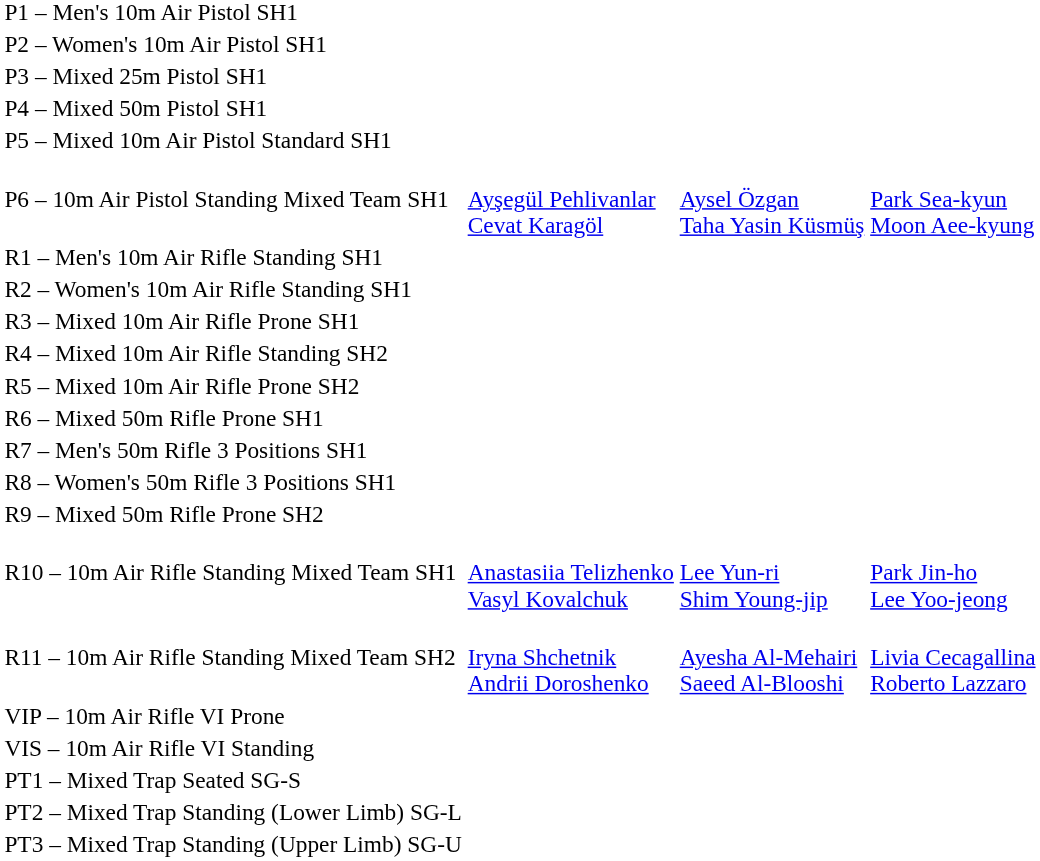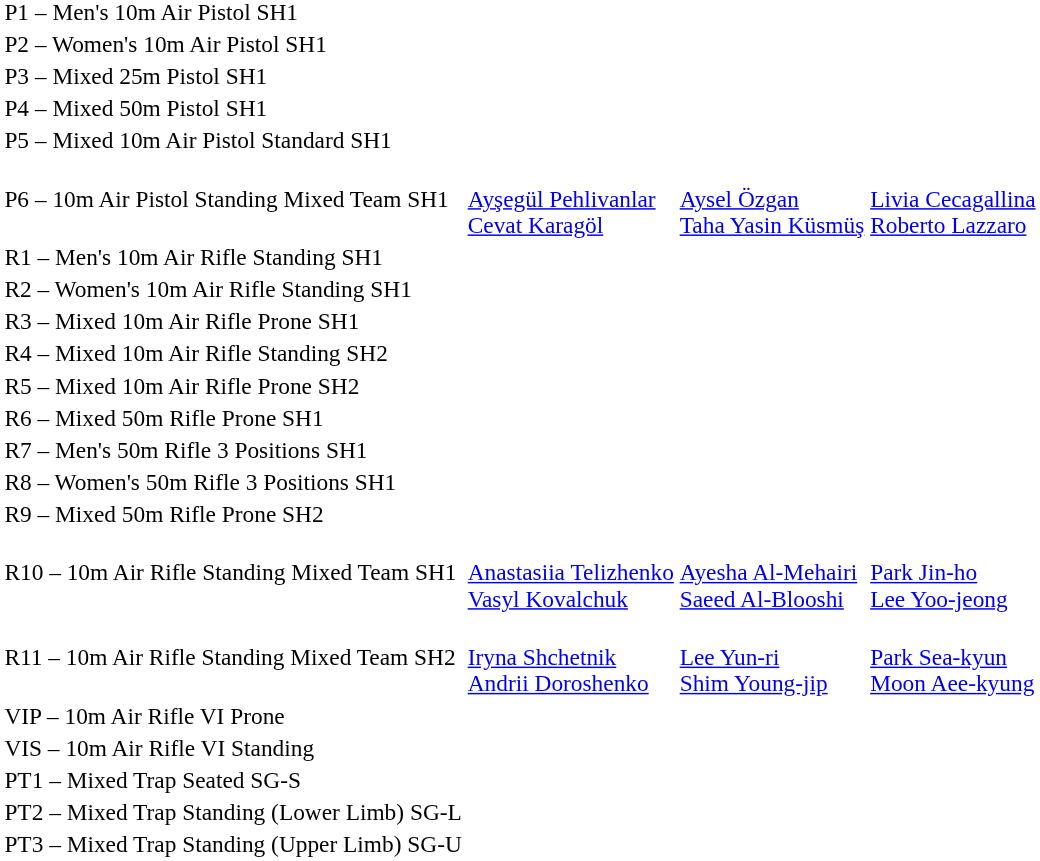(952, 212) Park Sea-kyun Moon Aee-kyung -> (953, 212) Livia Cecagallina Roberto Lazzaro
(754, 586) Lee Yun-ri Shim Young-jip -> (768, 586) Ayesha Al-Mehairi Saeed Al-Blooshi
(768, 670) Ayesha Al-Mehairi Saeed Al-Blooshi -> (754, 670) Lee Yun-ri Shim Young-jip
(953, 670) Livia Cecagallina Roberto Lazzaro -> (952, 670) Park Sea-kyun Moon Aee-kyung
